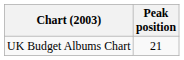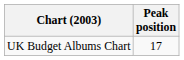(156, 45) 21 -> (156, 45) 17
